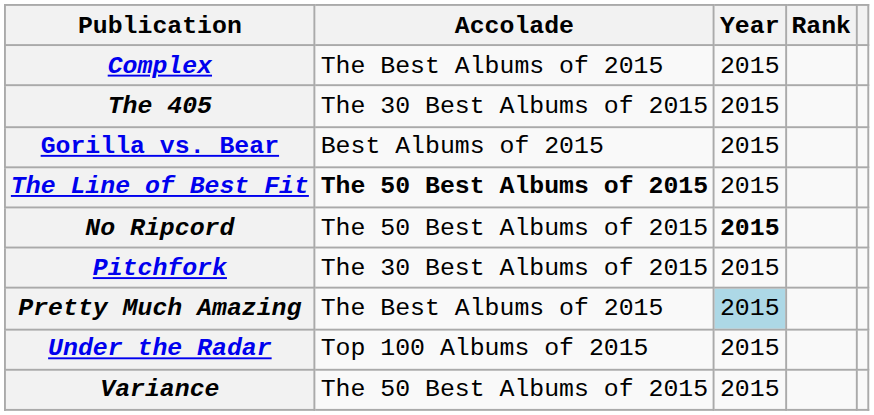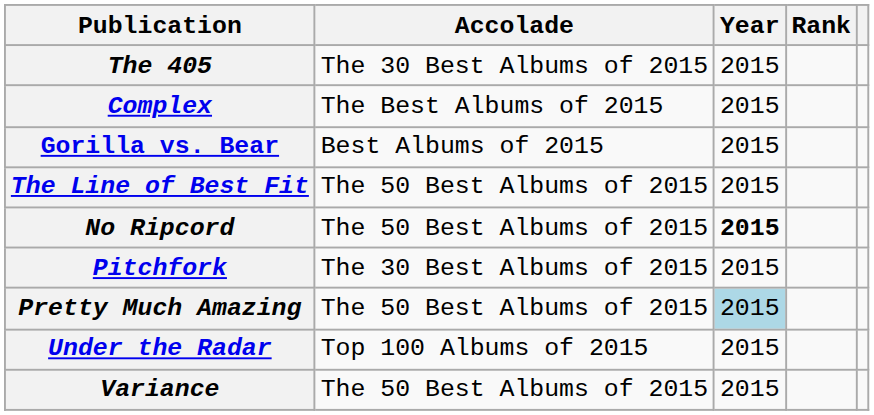rows swapped: (160, 106) <-> (160, 66)
(514, 187) bold -> (514, 187) normal
(492, 308) The Best Albums of 2015 -> (514, 308) The 50 Best Albums of 2015
